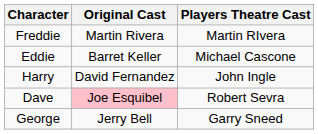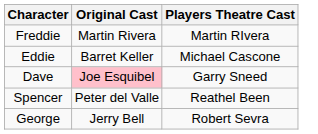- row: (38, 77)
(246, 98) Robert Sevra -> (230, 77) Garry Sneed
+ row: (38, 98)
(246, 118) Garry Sneed -> (230, 118) Robert Sevra
